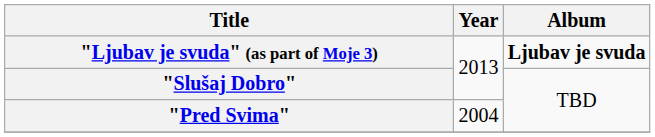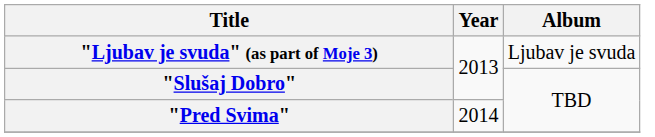(577, 52) bold -> (572, 52) normal
(478, 115) 2004 -> (478, 115) 2014
